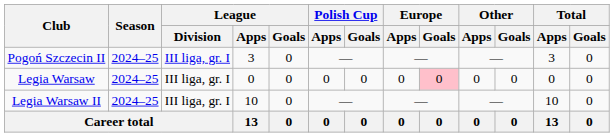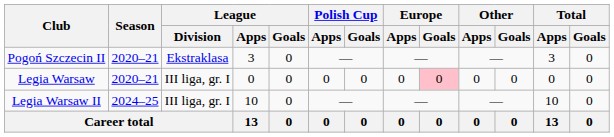(135, 57) 2024–25 -> (135, 57) 2020–21
(197, 57) III liga, gr. I -> (197, 57) Ekstraklasa
(135, 79) 2024–25 -> (135, 79) 2020–21
